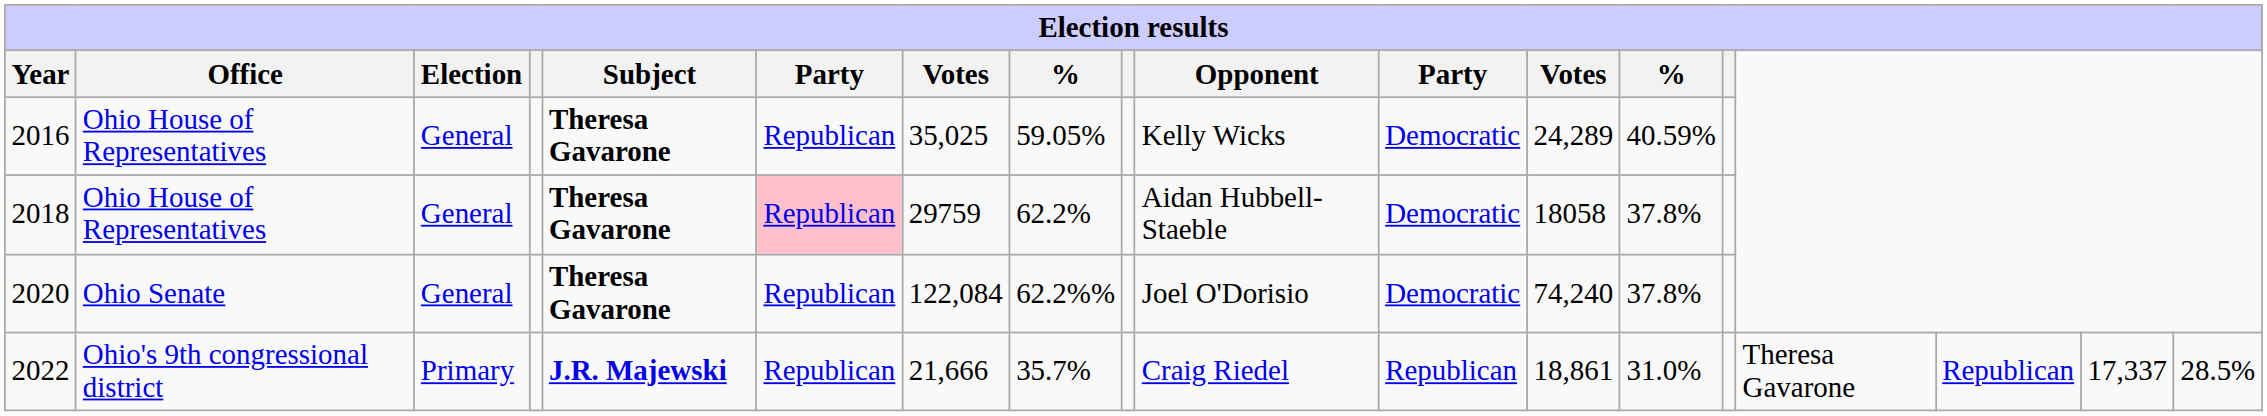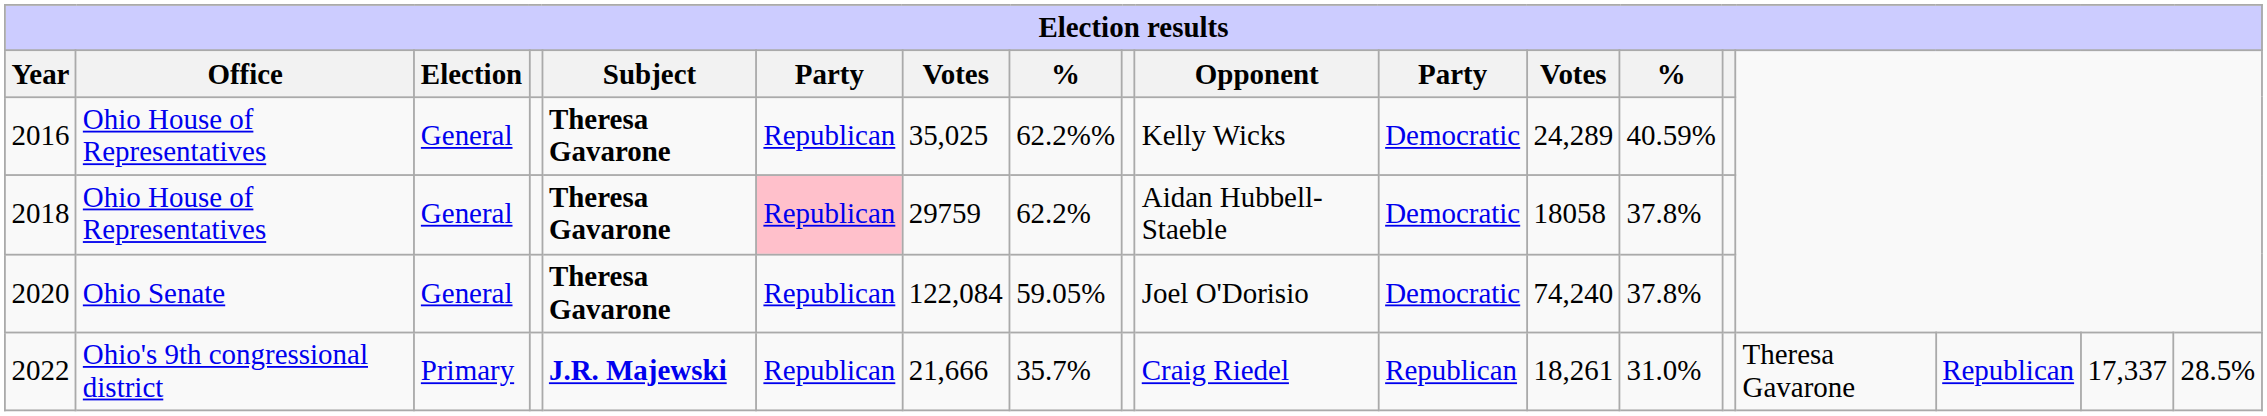(1061, 135) 59.05% -> (1066, 135) 62.2%%
(1066, 292) 62.2%% -> (1061, 292) 59.05%
(1573, 371) 18,861 -> (1573, 371) 18,261
